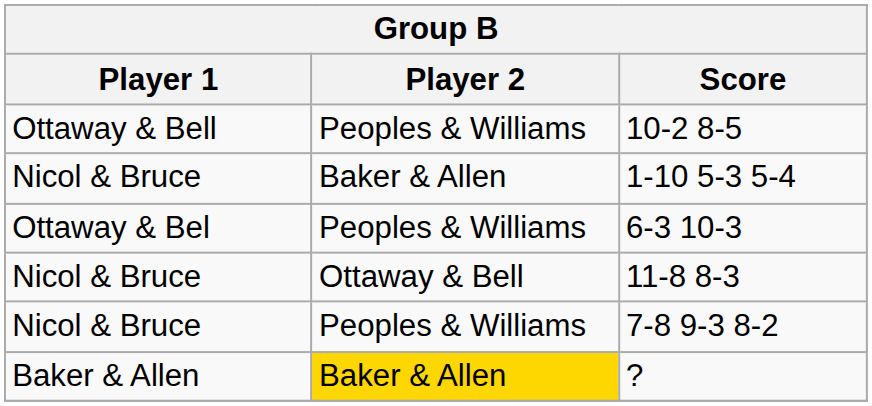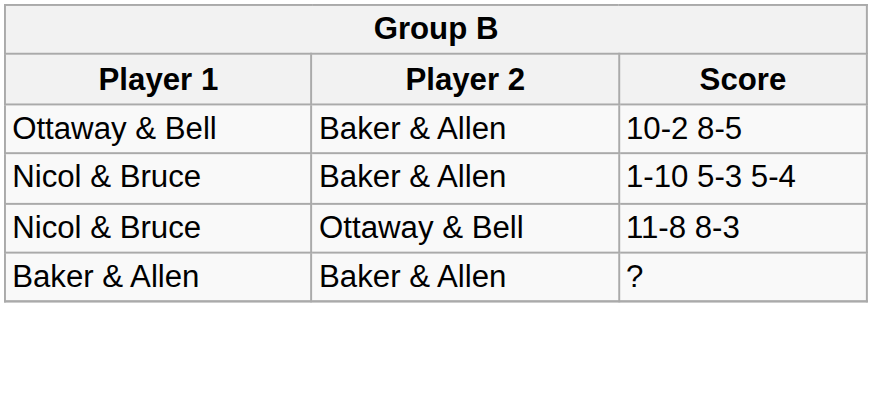(453, 128) Peoples & Williams -> (413, 128) Baker & Allen
- row: (684, 227)
- row: (702, 326)
(413, 375) gold background -> (413, 276) no background
